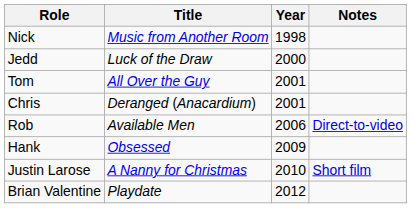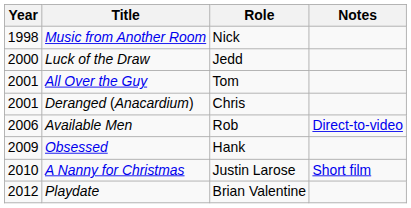columns swapped: (291, 15) <-> (54, 15)
